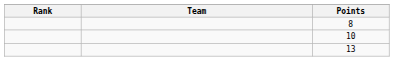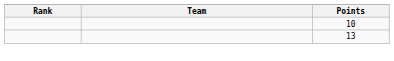- row: (351, 24)
